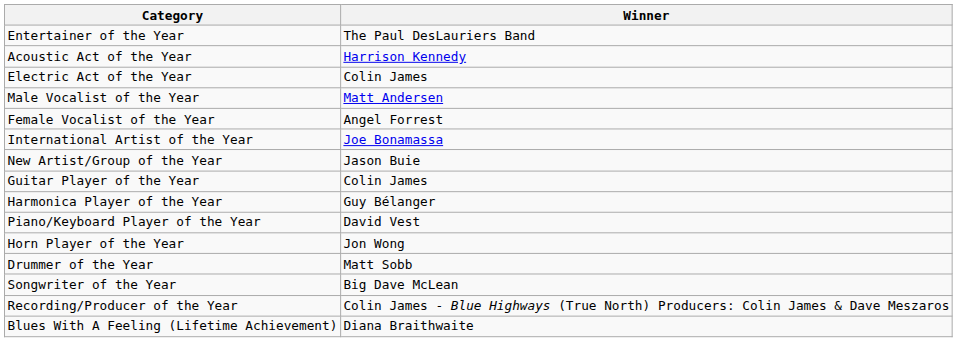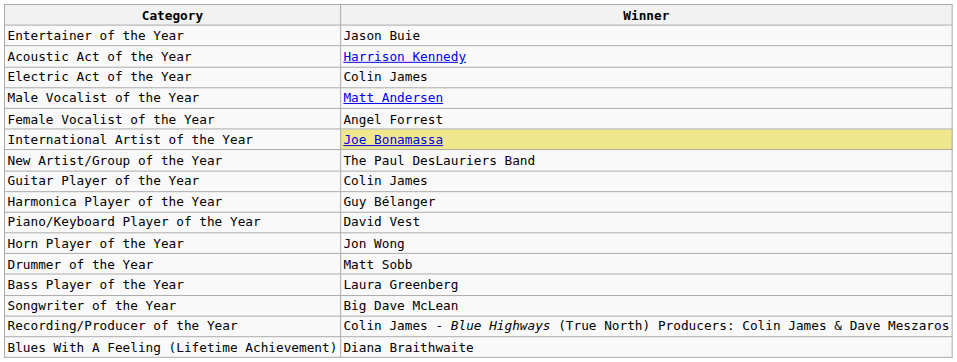(439, 36) The Paul DesLauriers Band -> (382, 36) Jason Buie
(393, 139) no background -> (393, 139) khaki background
(382, 160) Jason Buie -> (439, 160) The Paul DesLauriers Band
+ row: (96, 285)
